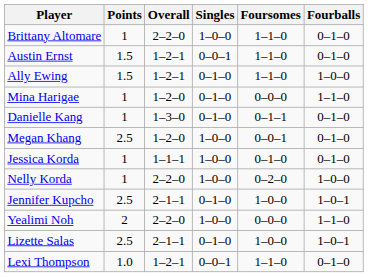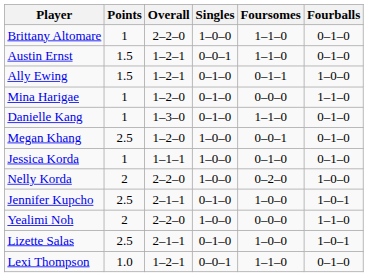(271, 76) 1–1–0 -> (271, 76) 0–1–1
(271, 117) 0–1–1 -> (271, 117) 1–1–0
(125, 179) 1 -> (125, 179) 2
